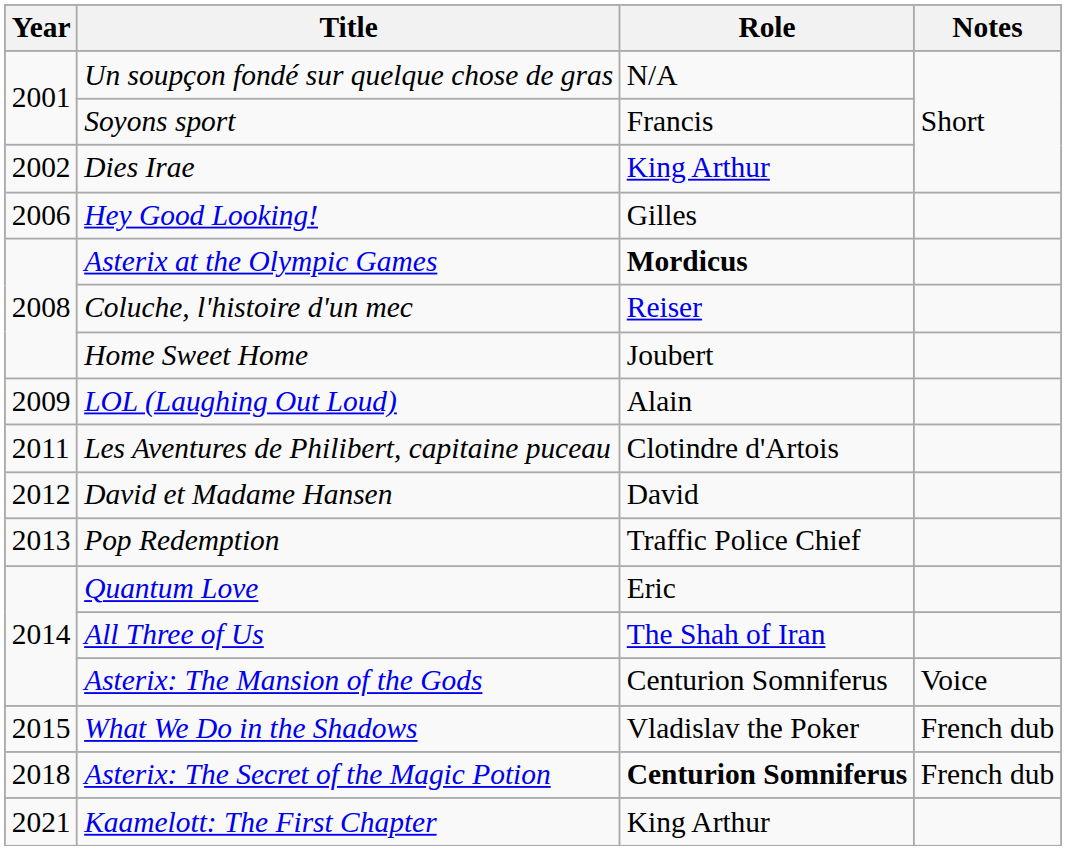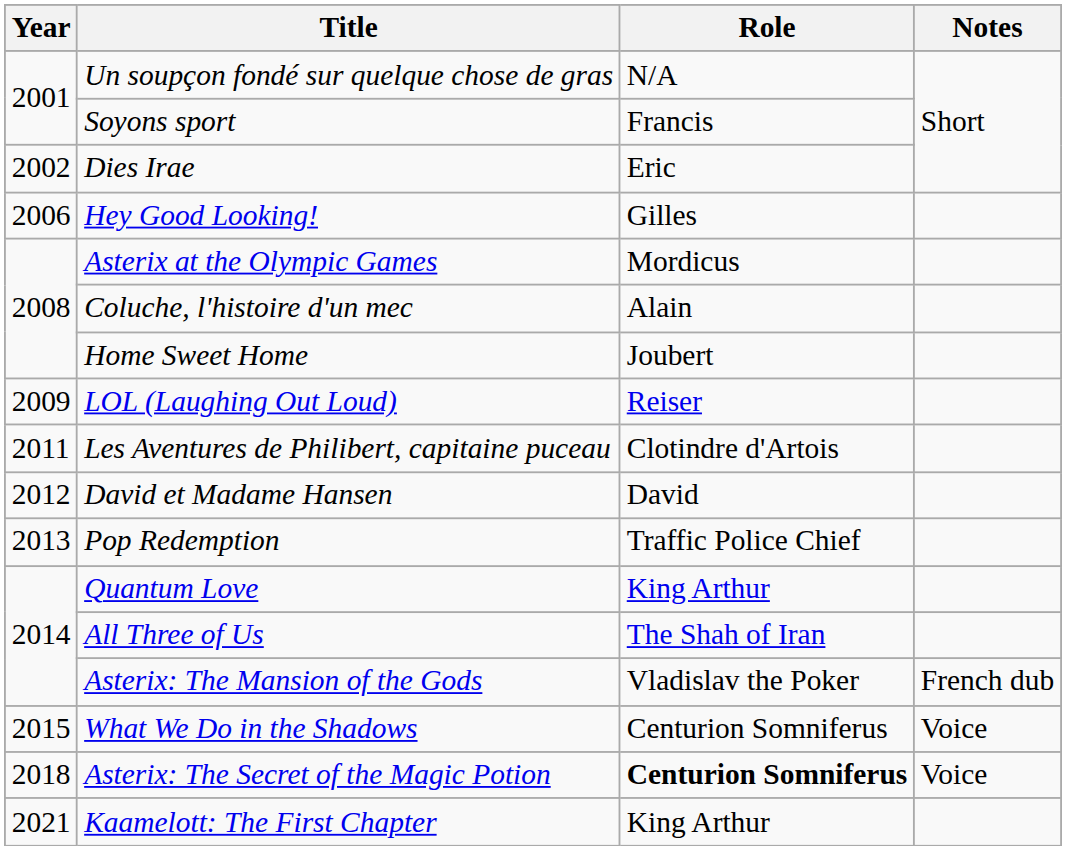(698, 167) King Arthur -> (651, 167) Eric
(687, 261) bold -> (683, 261) normal
(664, 307) Reiser -> (659, 307) Alain
(659, 401) Alain -> (664, 401) Reiser
(651, 588) Eric -> (698, 588) King Arthur
(757, 681) Centurion Somniferus -> (743, 681) Vladislav the Poker
(954, 681) Voice -> (987, 681) French dub
(743, 728) Vladislav the Poker -> (757, 728) Centurion Somniferus
(987, 728) French dub -> (954, 728) Voice
(987, 774) French dub -> (954, 774) Voice
